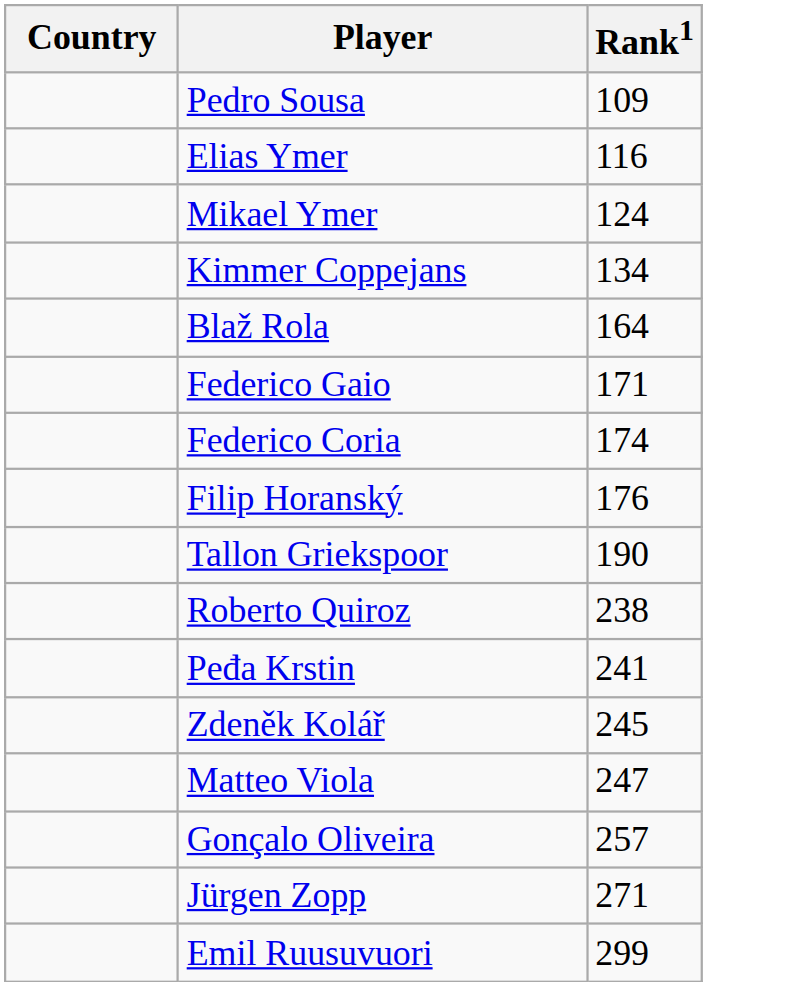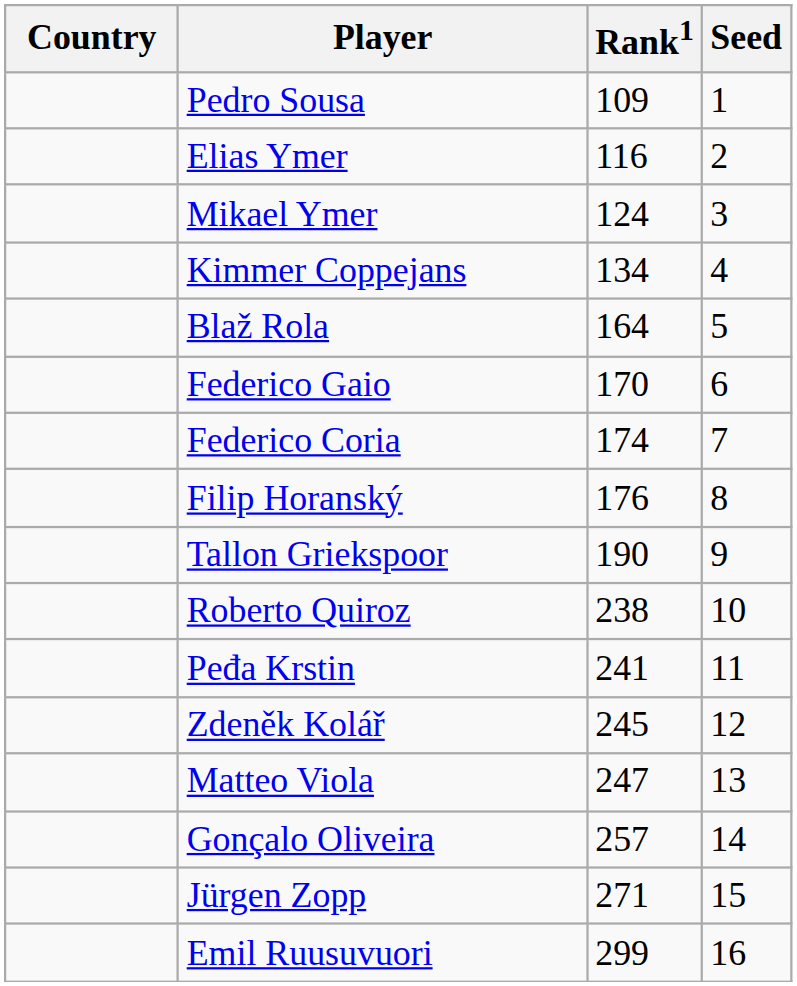+ column: (746, 37)
(622, 383) 171 -> (622, 383) 170
